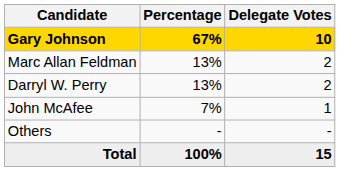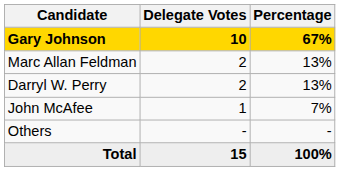columns swapped: (280, 16) <-> (182, 16)
